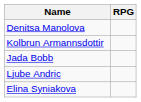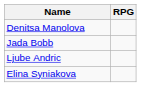- row: (55, 43)
